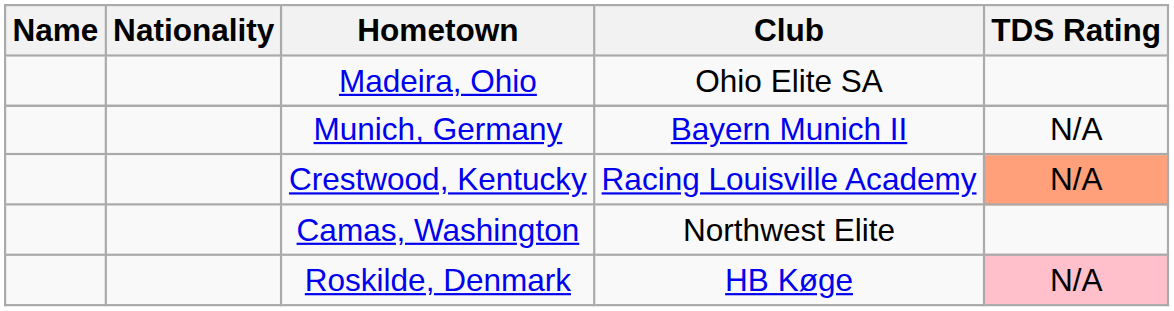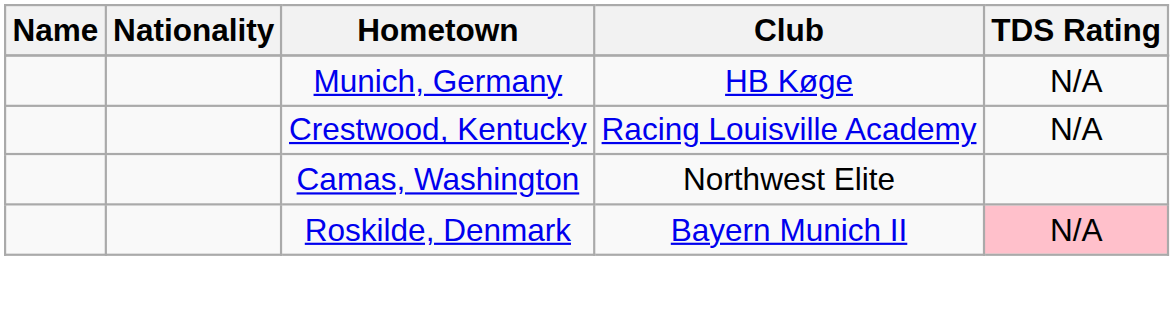- row: (438, 80)
(789, 130) Bayern Munich II -> (789, 80) HB Køge
(1076, 180) lightsalmon background -> (1076, 130) no background
(789, 280) HB Køge -> (789, 230) Bayern Munich II
